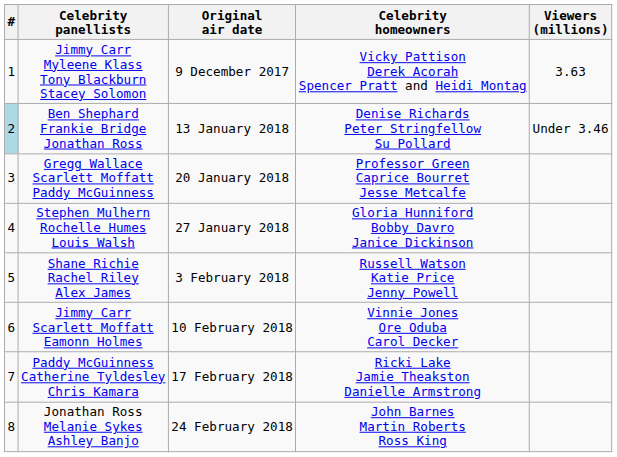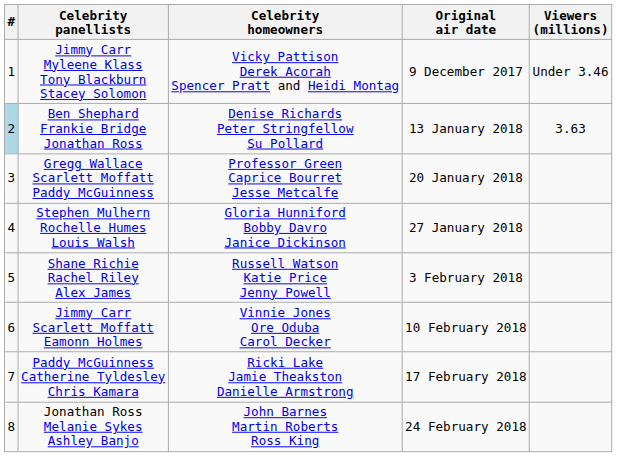columns swapped: (413, 22) <-> (232, 22)
(571, 72) 3.63 -> (571, 72) Under 3.46
(571, 129) Under 3.46 -> (571, 129) 3.63
